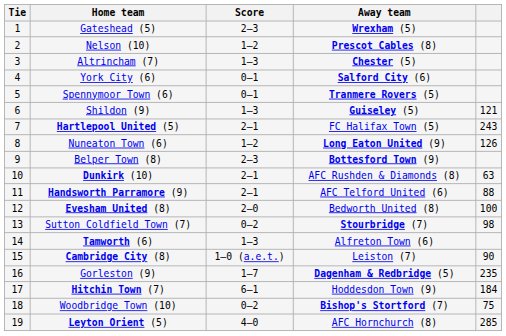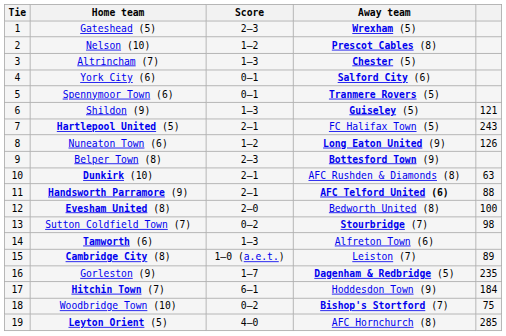(384, 192) normal -> (384, 192) bold
(489, 257) 90 -> (489, 257) 89
